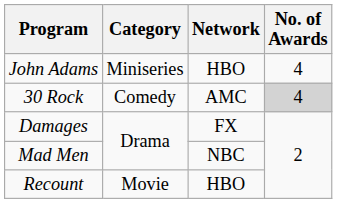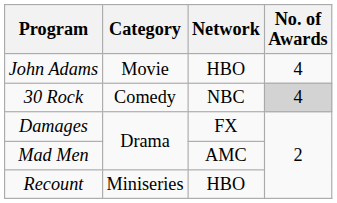(145, 68) Miniseries -> (145, 68) Movie
(226, 97) AMC -> (226, 97) NBC
(226, 155) NBC -> (226, 155) AMC
(145, 184) Movie -> (145, 184) Miniseries
